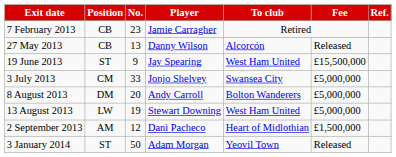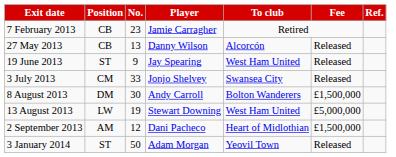(340, 62) £15,500,000 -> (333, 62) Released
(337, 78) £5,000,000 -> (333, 78) Released
(135, 95) 20 -> (135, 95) 30
(337, 95) £5,000,000 -> (337, 95) £1,500,000
